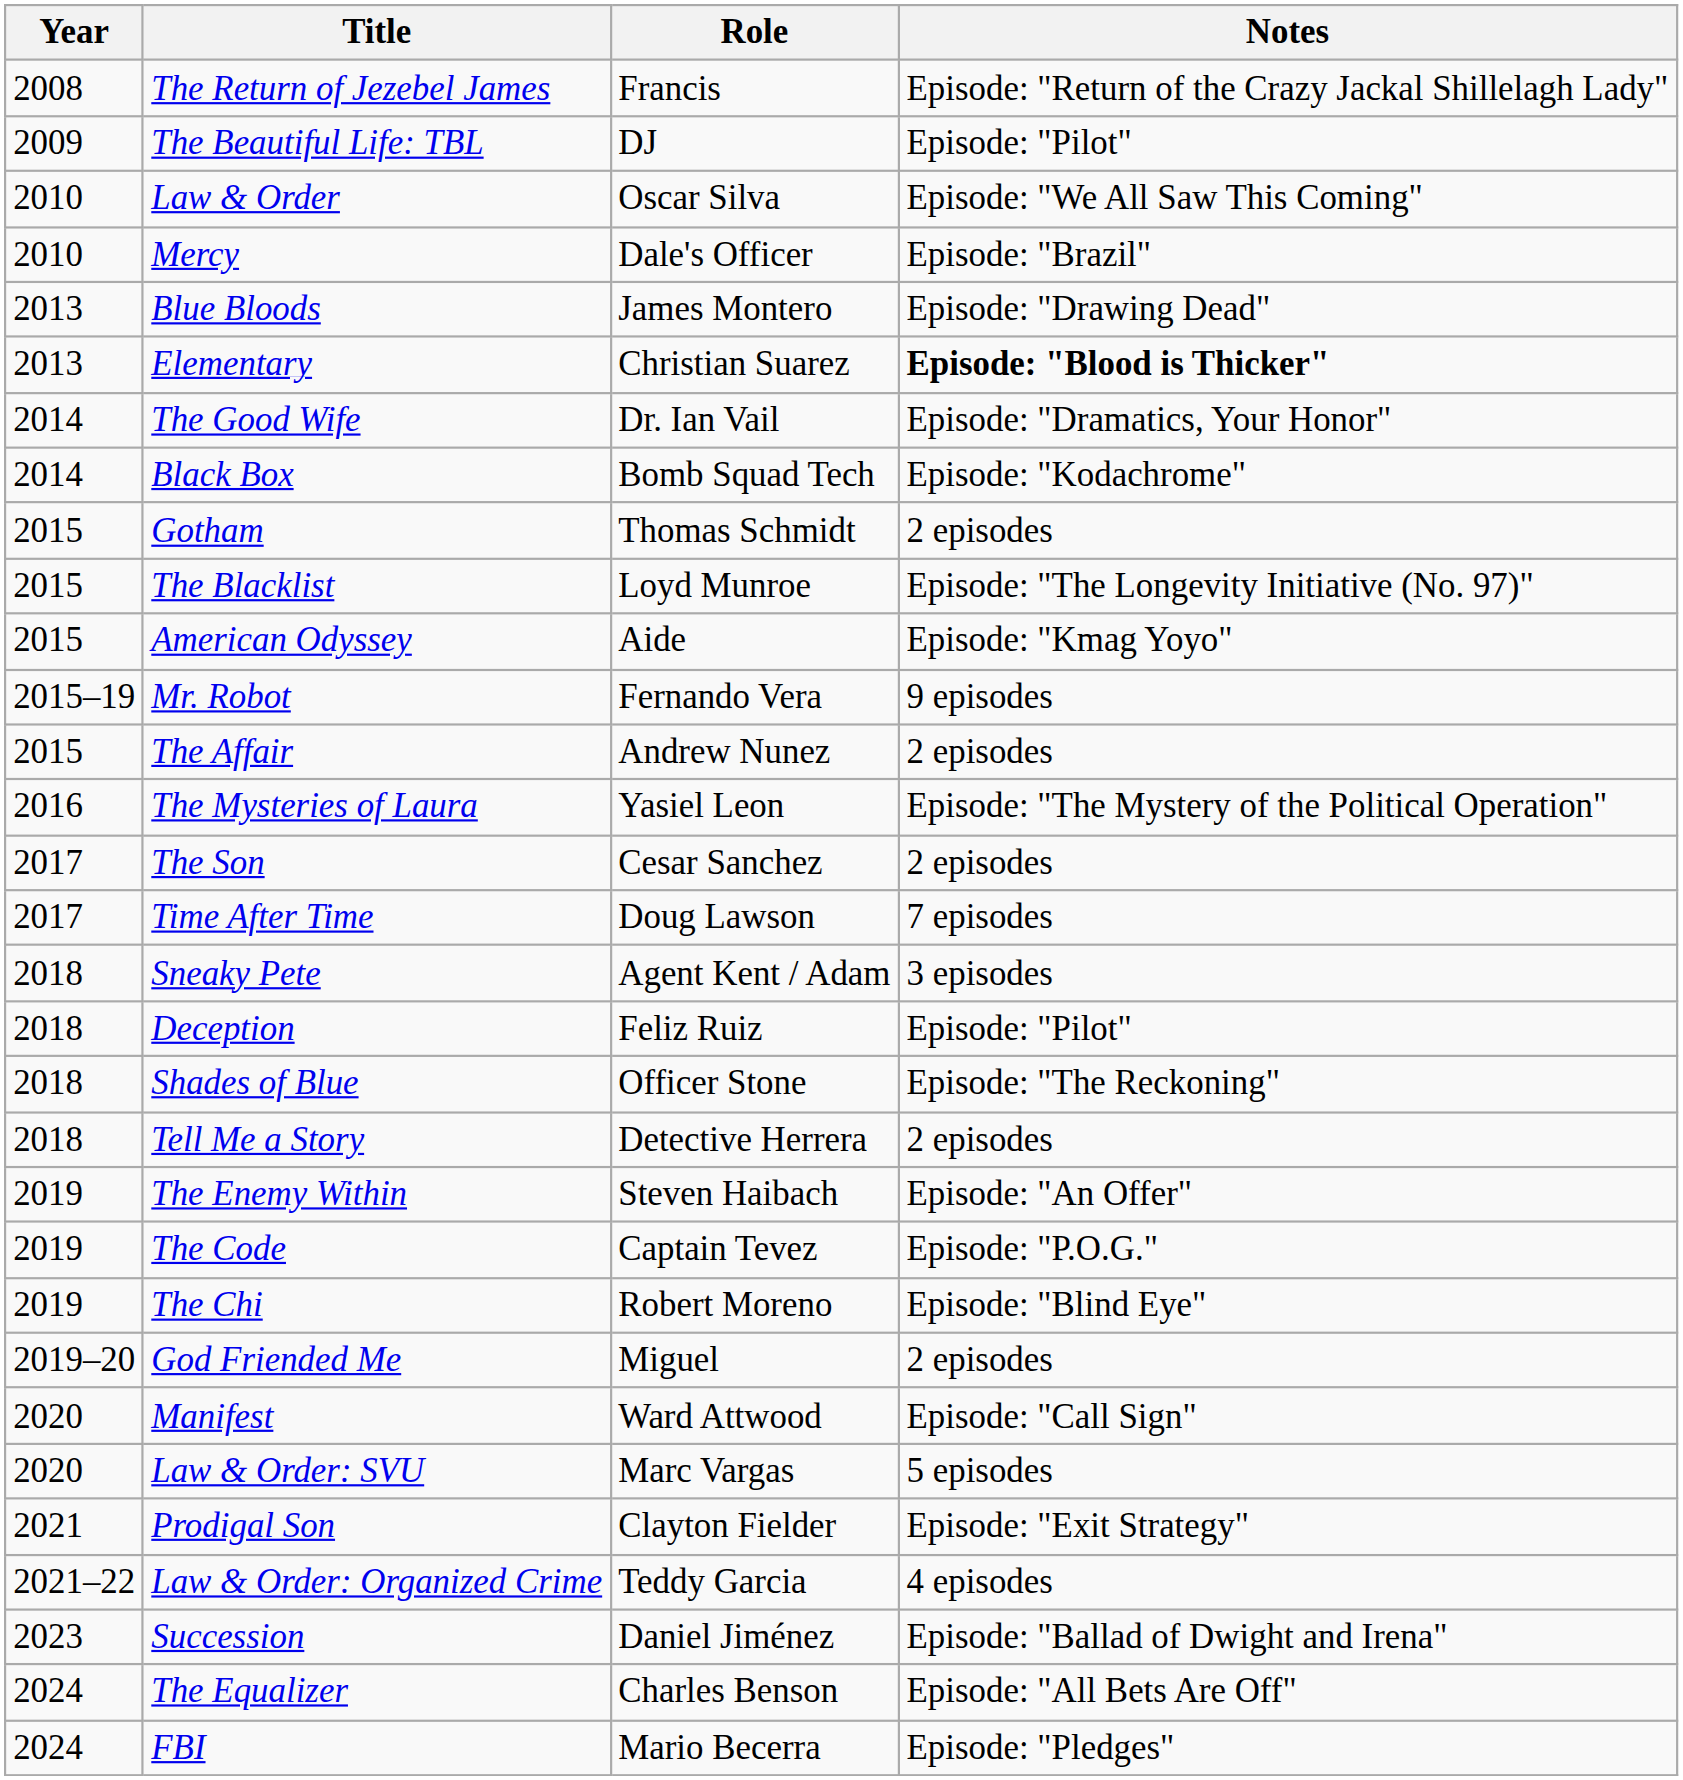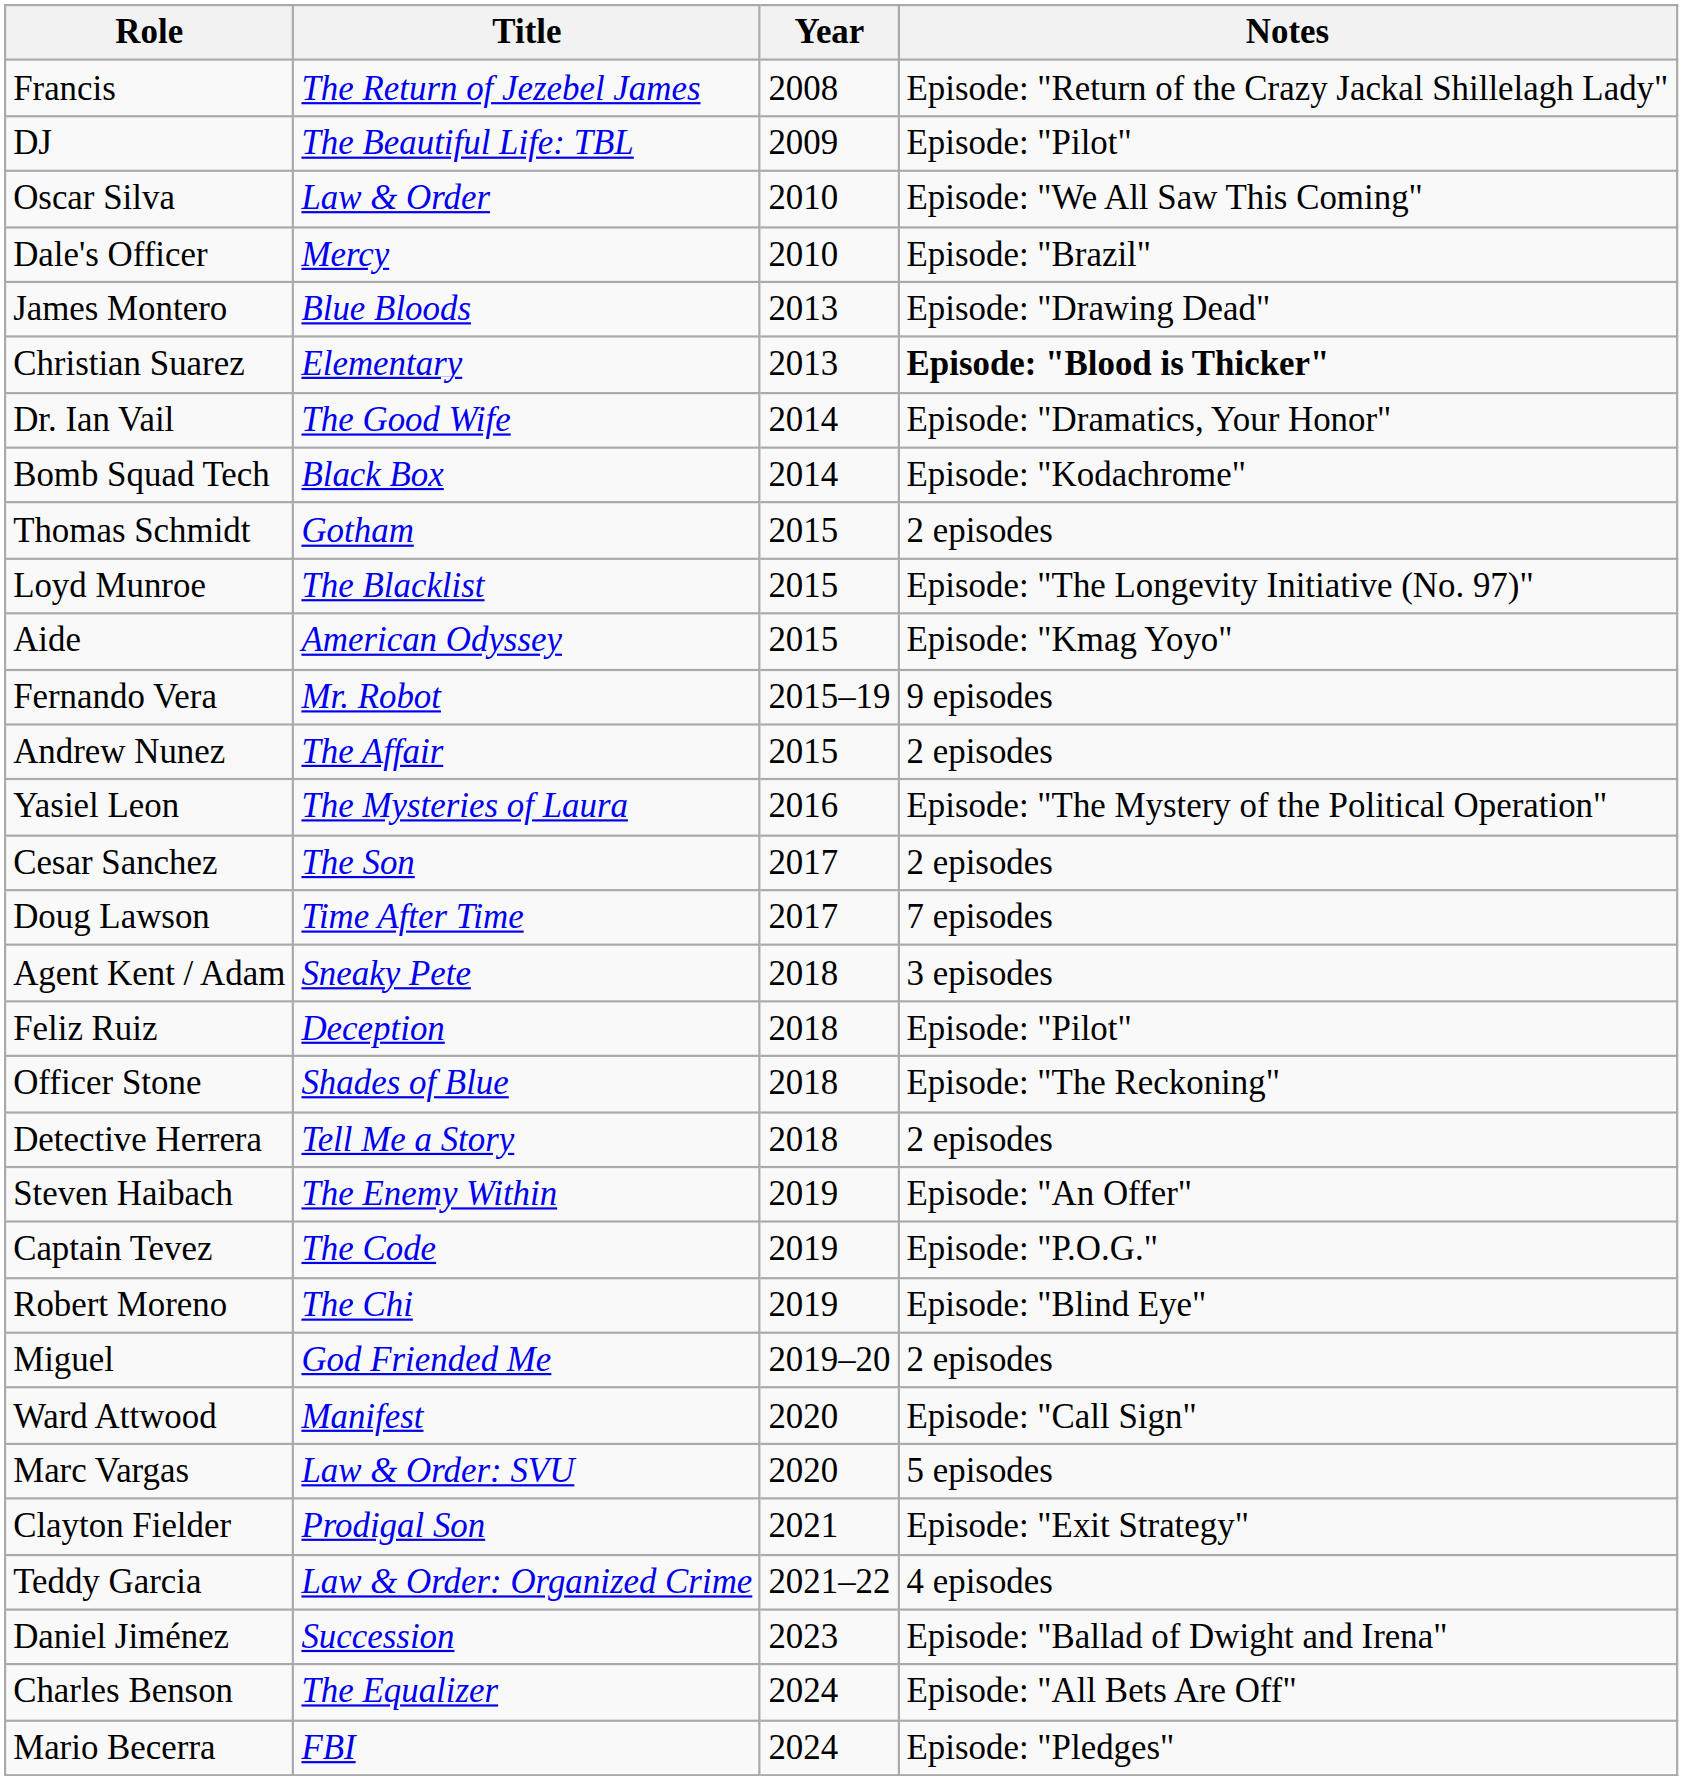columns swapped: (74, 32) <-> (754, 32)
